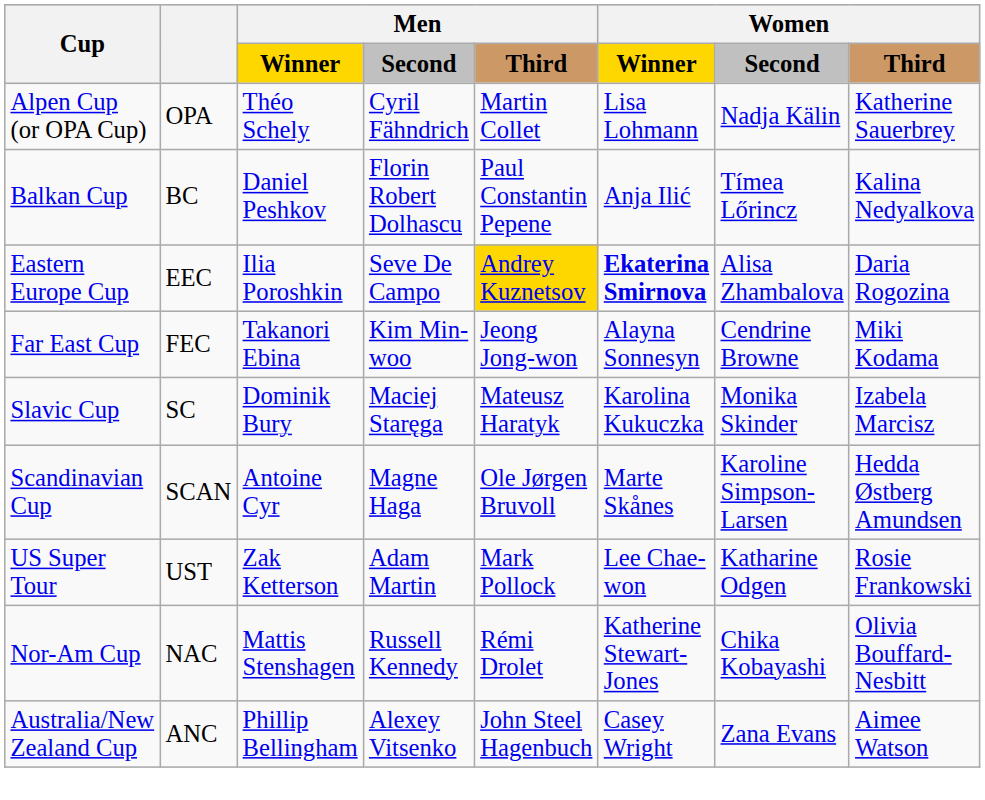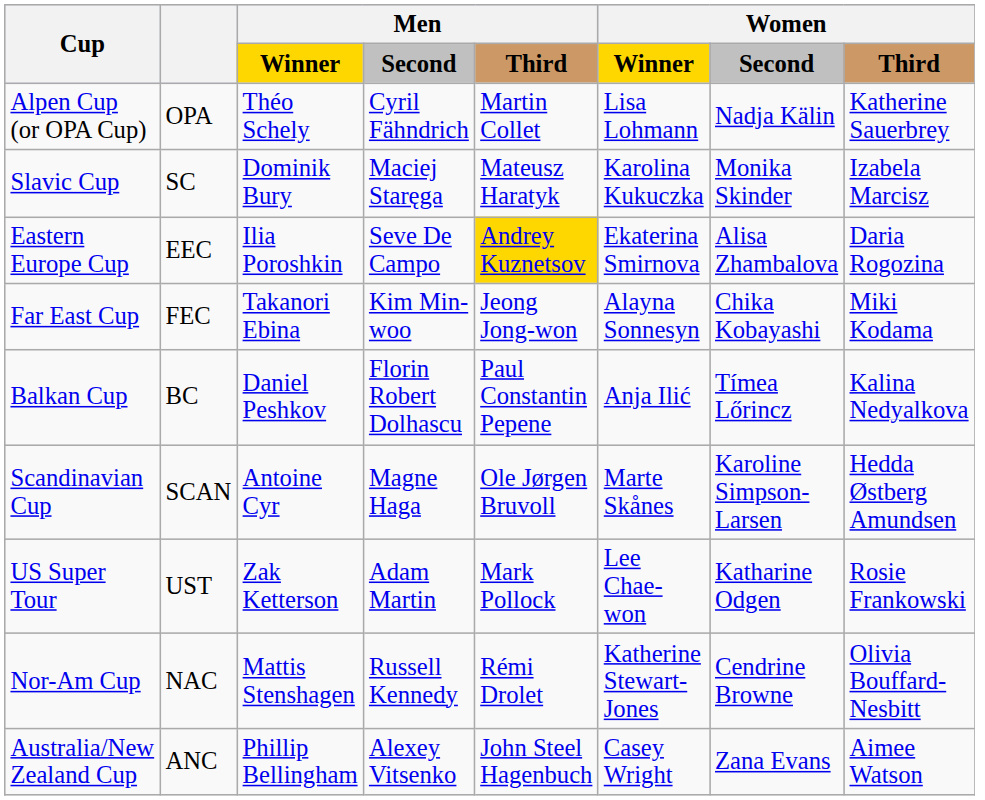rows swapped: (69, 196) <-> (65, 410)
(656, 277) bold -> (652, 249) normal
(766, 344) Cendrine Browne -> (768, 316) Chika Kobayashi
(773, 652) Chika Kobayashi -> (760, 680) Cendrine Browne
